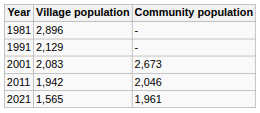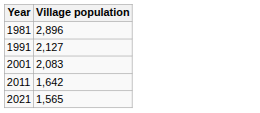- column: (194, 13)
(50, 47) 2,129 -> (50, 47) 2,127
(50, 82) 1,942 -> (50, 82) 1,642
